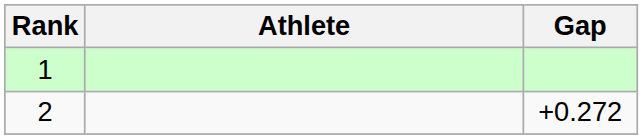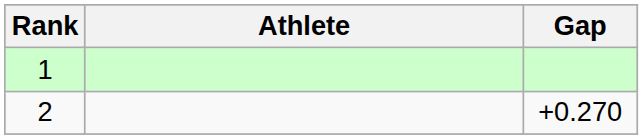(580, 112) +0.272 -> (580, 112) +0.270
